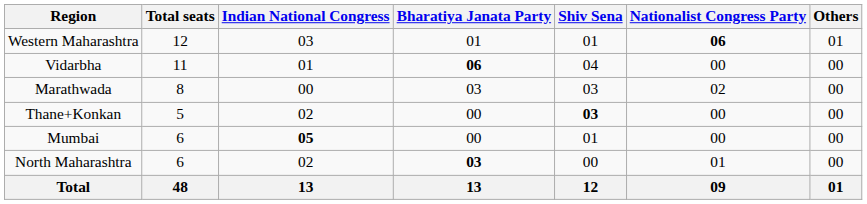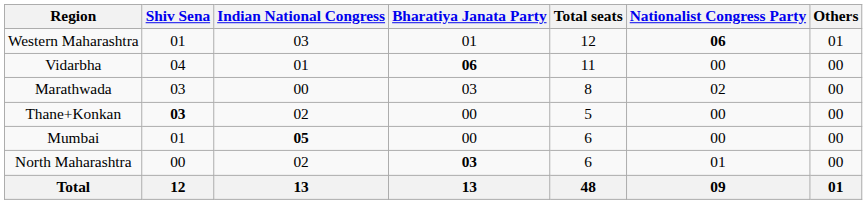columns swapped: (180, 16) <-> (590, 16)
